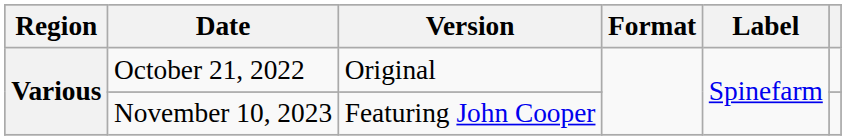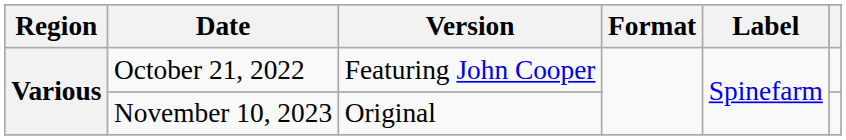(390, 69) Original -> (470, 69) Featuring John Cooper
(470, 112) Featuring John Cooper -> (390, 112) Original
